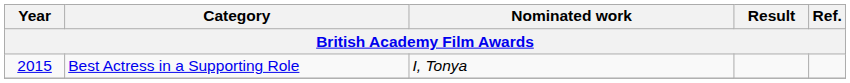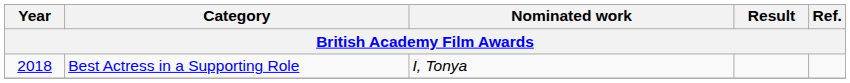(35, 66) 2015 -> (35, 66) 2018
